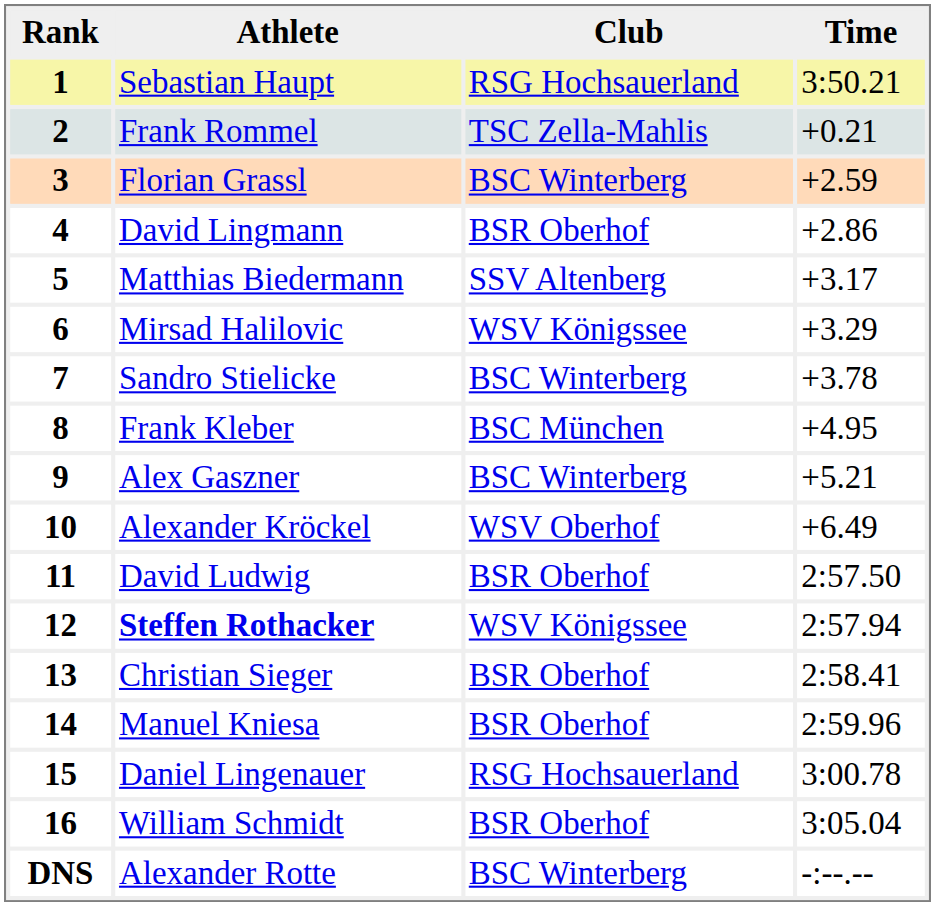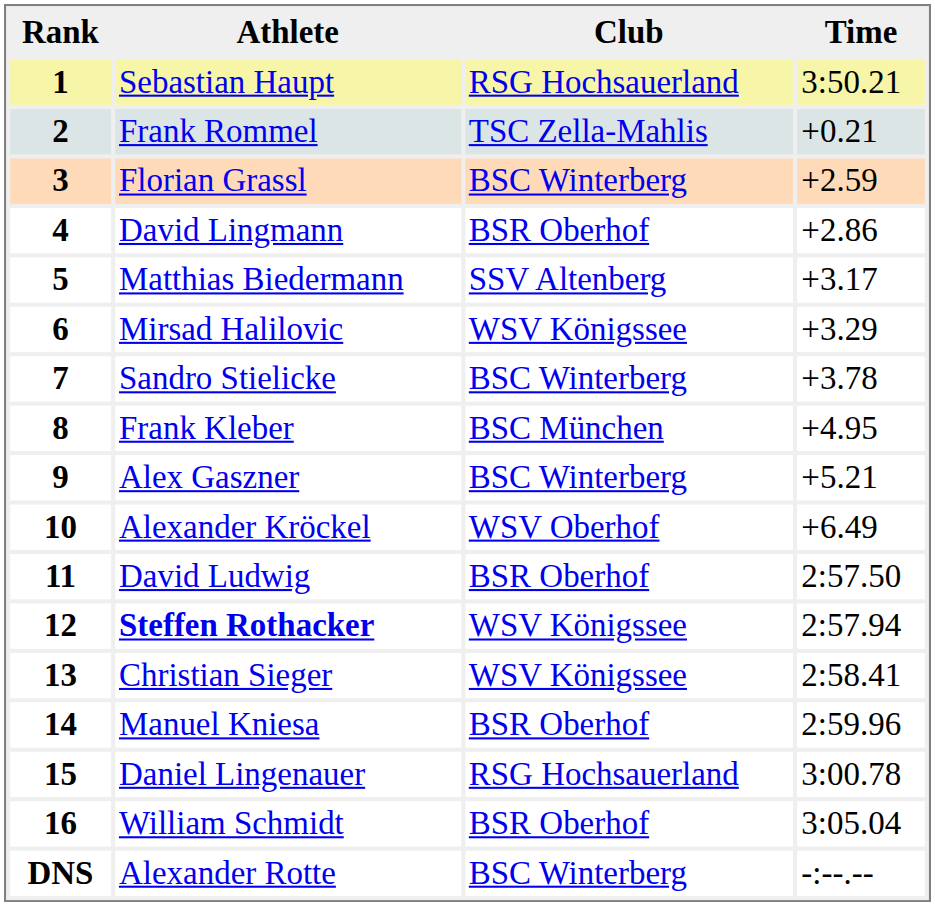(559, 675) BSR Oberhof -> (578, 675) WSV Königssee
